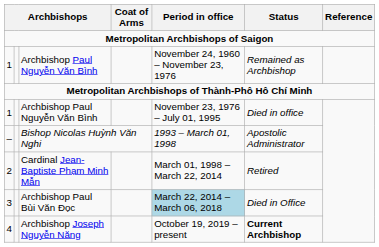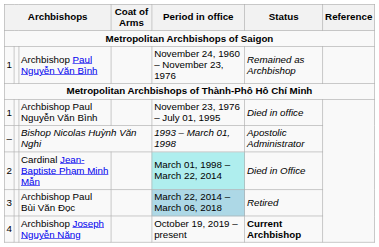(192, 170) no background -> (192, 170) paleturquoise background
(263, 170) Retired -> (276, 170) Died in Office
(276, 202) Died in Office -> (263, 202) Retired
